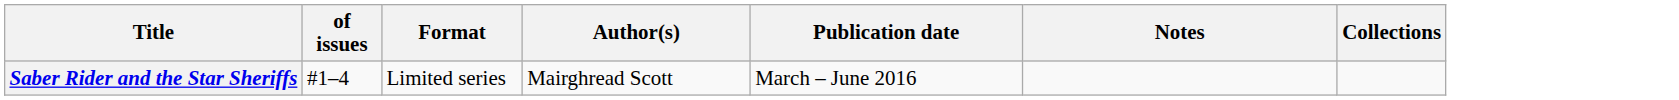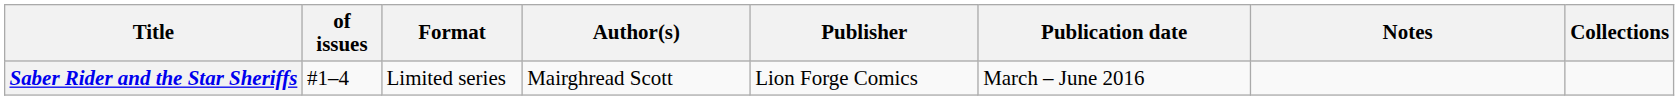+ column: (864, 32)
